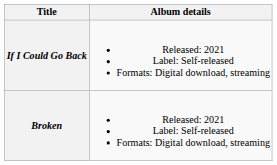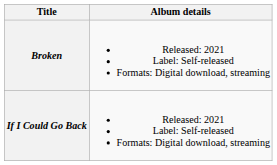rows swapped: (47, 55) <-> (47, 125)
